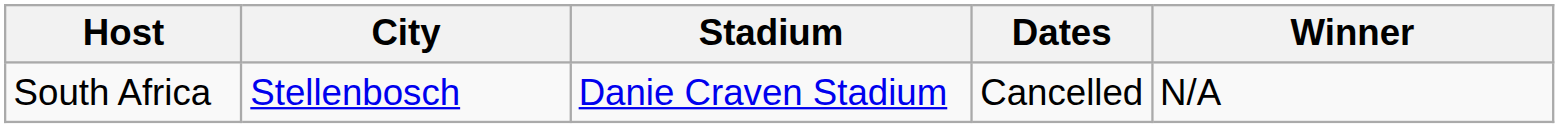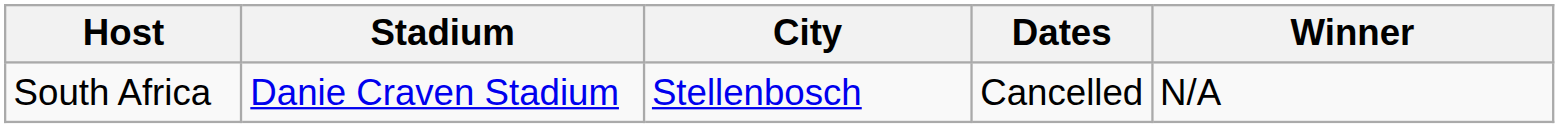columns swapped: (771, 33) <-> (406, 33)
